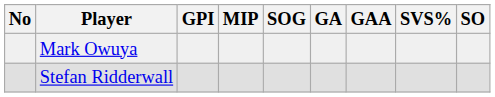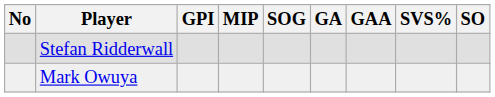rows swapped: (89, 48) <-> (106, 77)
